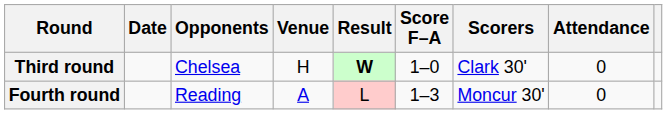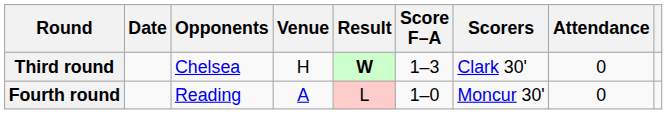(425, 66) 1–0 -> (425, 66) 1–3
(425, 94) 1–3 -> (425, 94) 1–0
